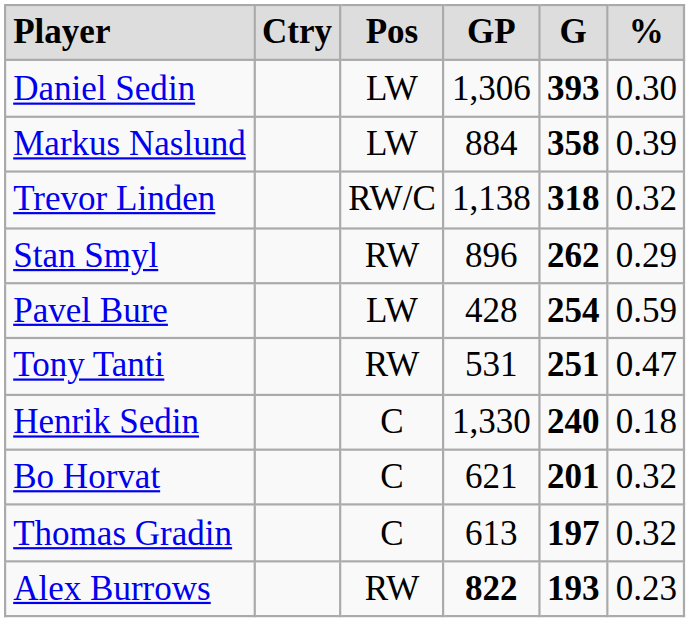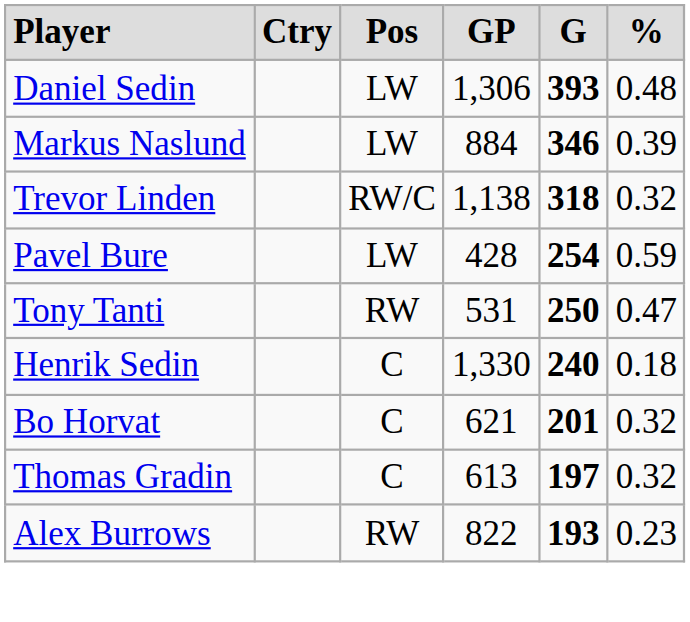(646, 87) 0.30 -> (646, 87) 0.48
(573, 143) 358 -> (573, 143) 346
- row: (86, 254)
(573, 365) 251 -> (573, 310) 250
(491, 587) bold -> (491, 532) normal
